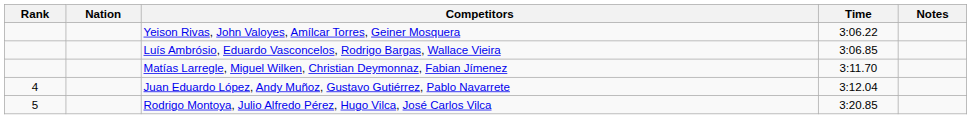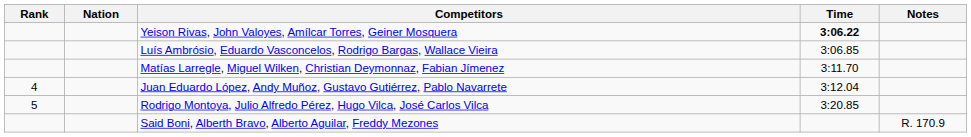(858, 32) normal -> (840, 32) bold
+ row: (289, 123)
